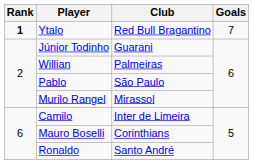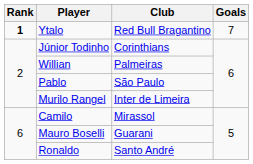(133, 47) Guarani -> (142, 47) Corinthians
(134, 99) Mirassol -> (152, 99) Inter de Limeira
(152, 116) Inter de Limeira -> (134, 116) Mirassol
(142, 133) Corinthians -> (133, 133) Guarani
